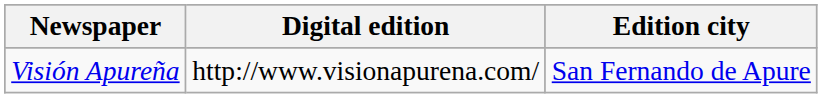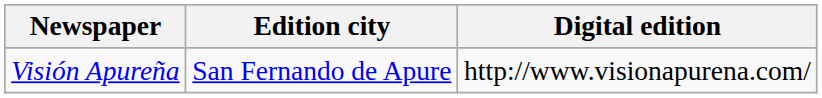columns swapped: (681, 26) <-> (366, 26)
